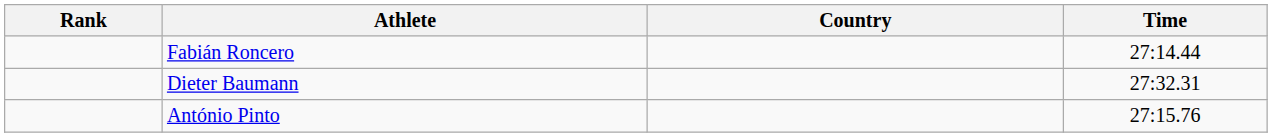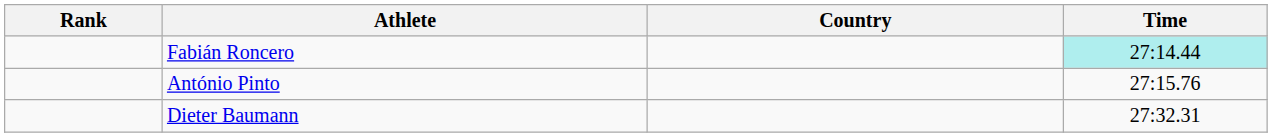(1165, 52) no background -> (1165, 52) paleturquoise background
rows swapped: (223, 115) <-> (233, 83)
